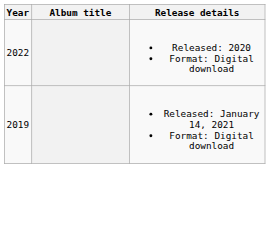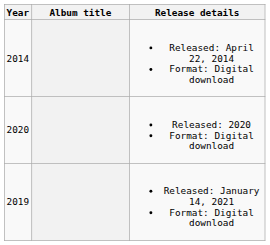+ row: (197, 64)
(18, 53) 2022 -> (18, 130) 2020
